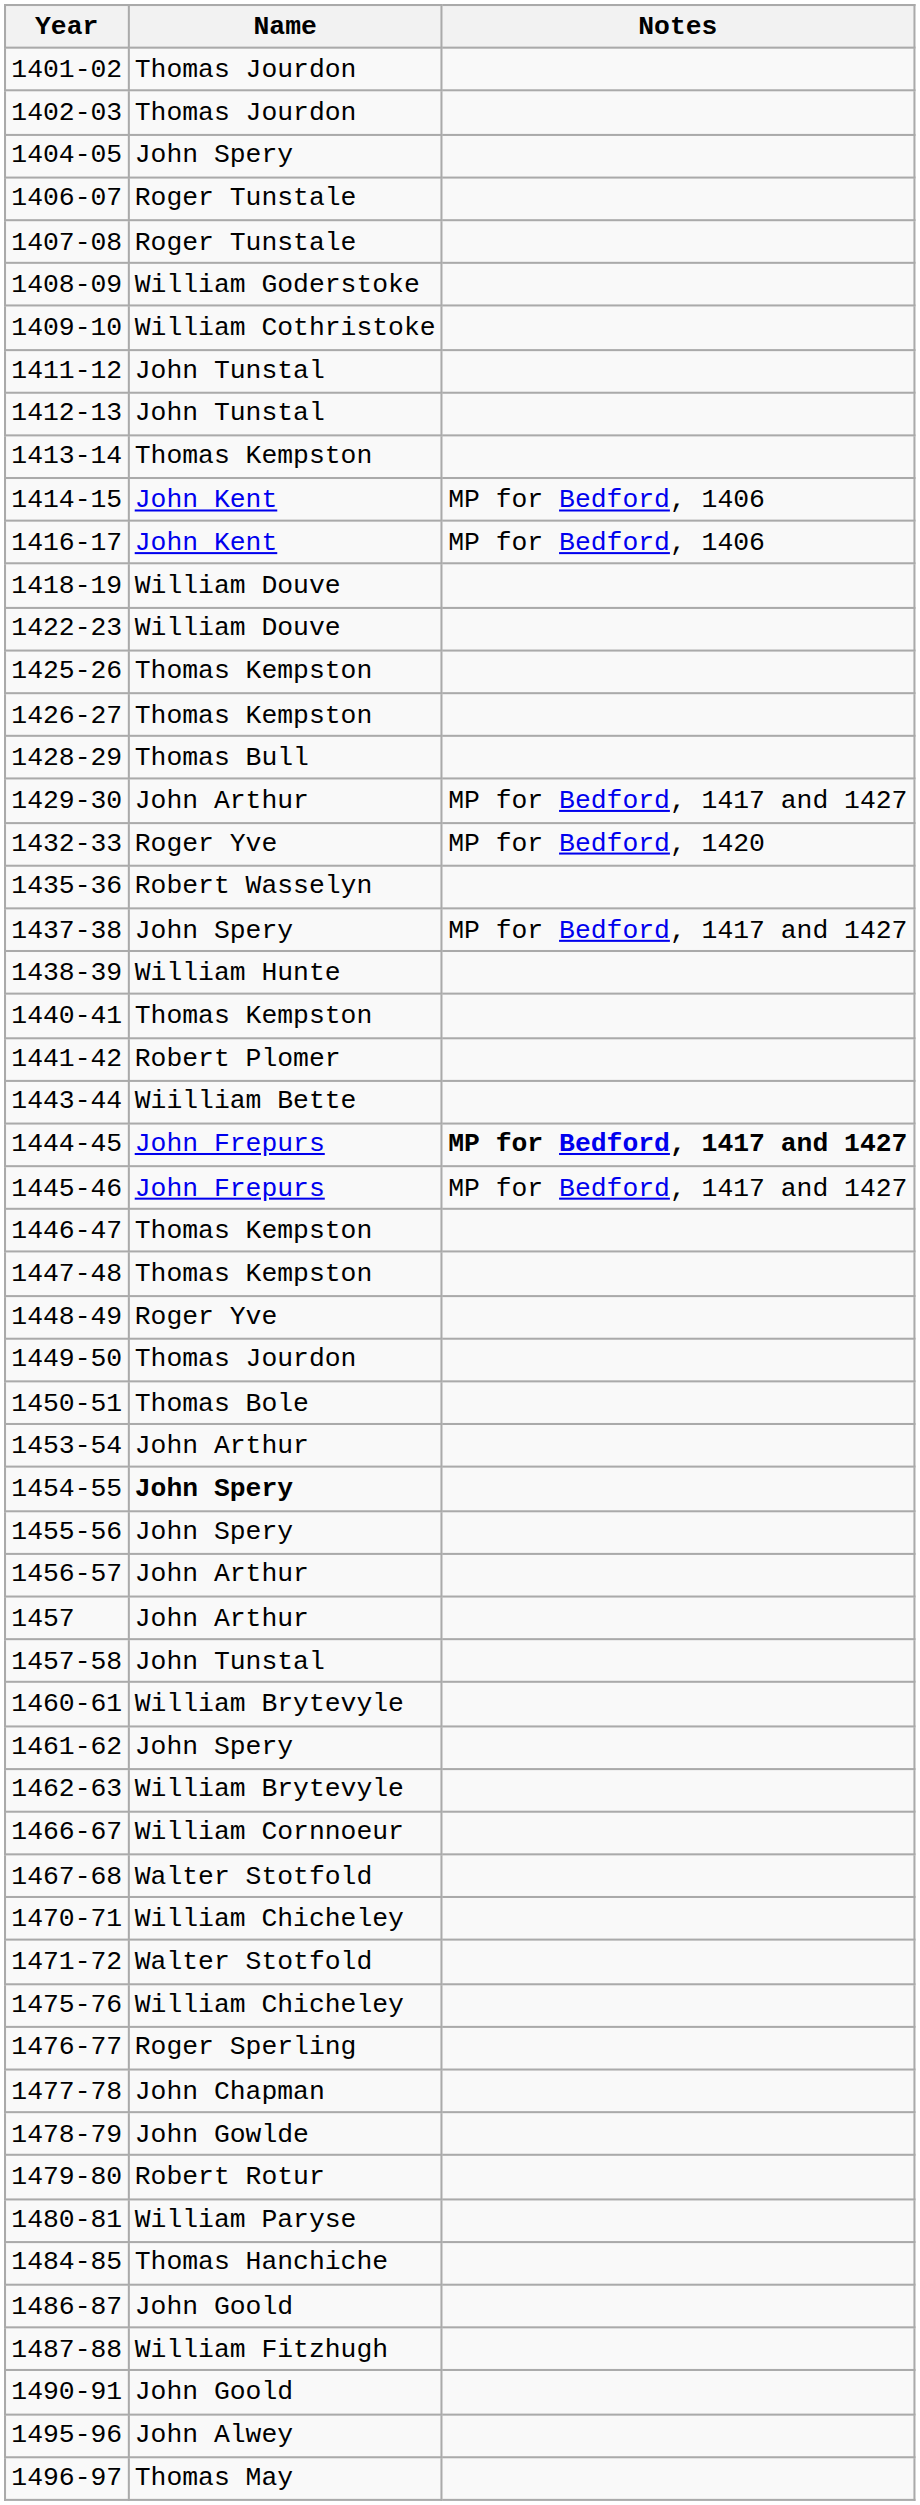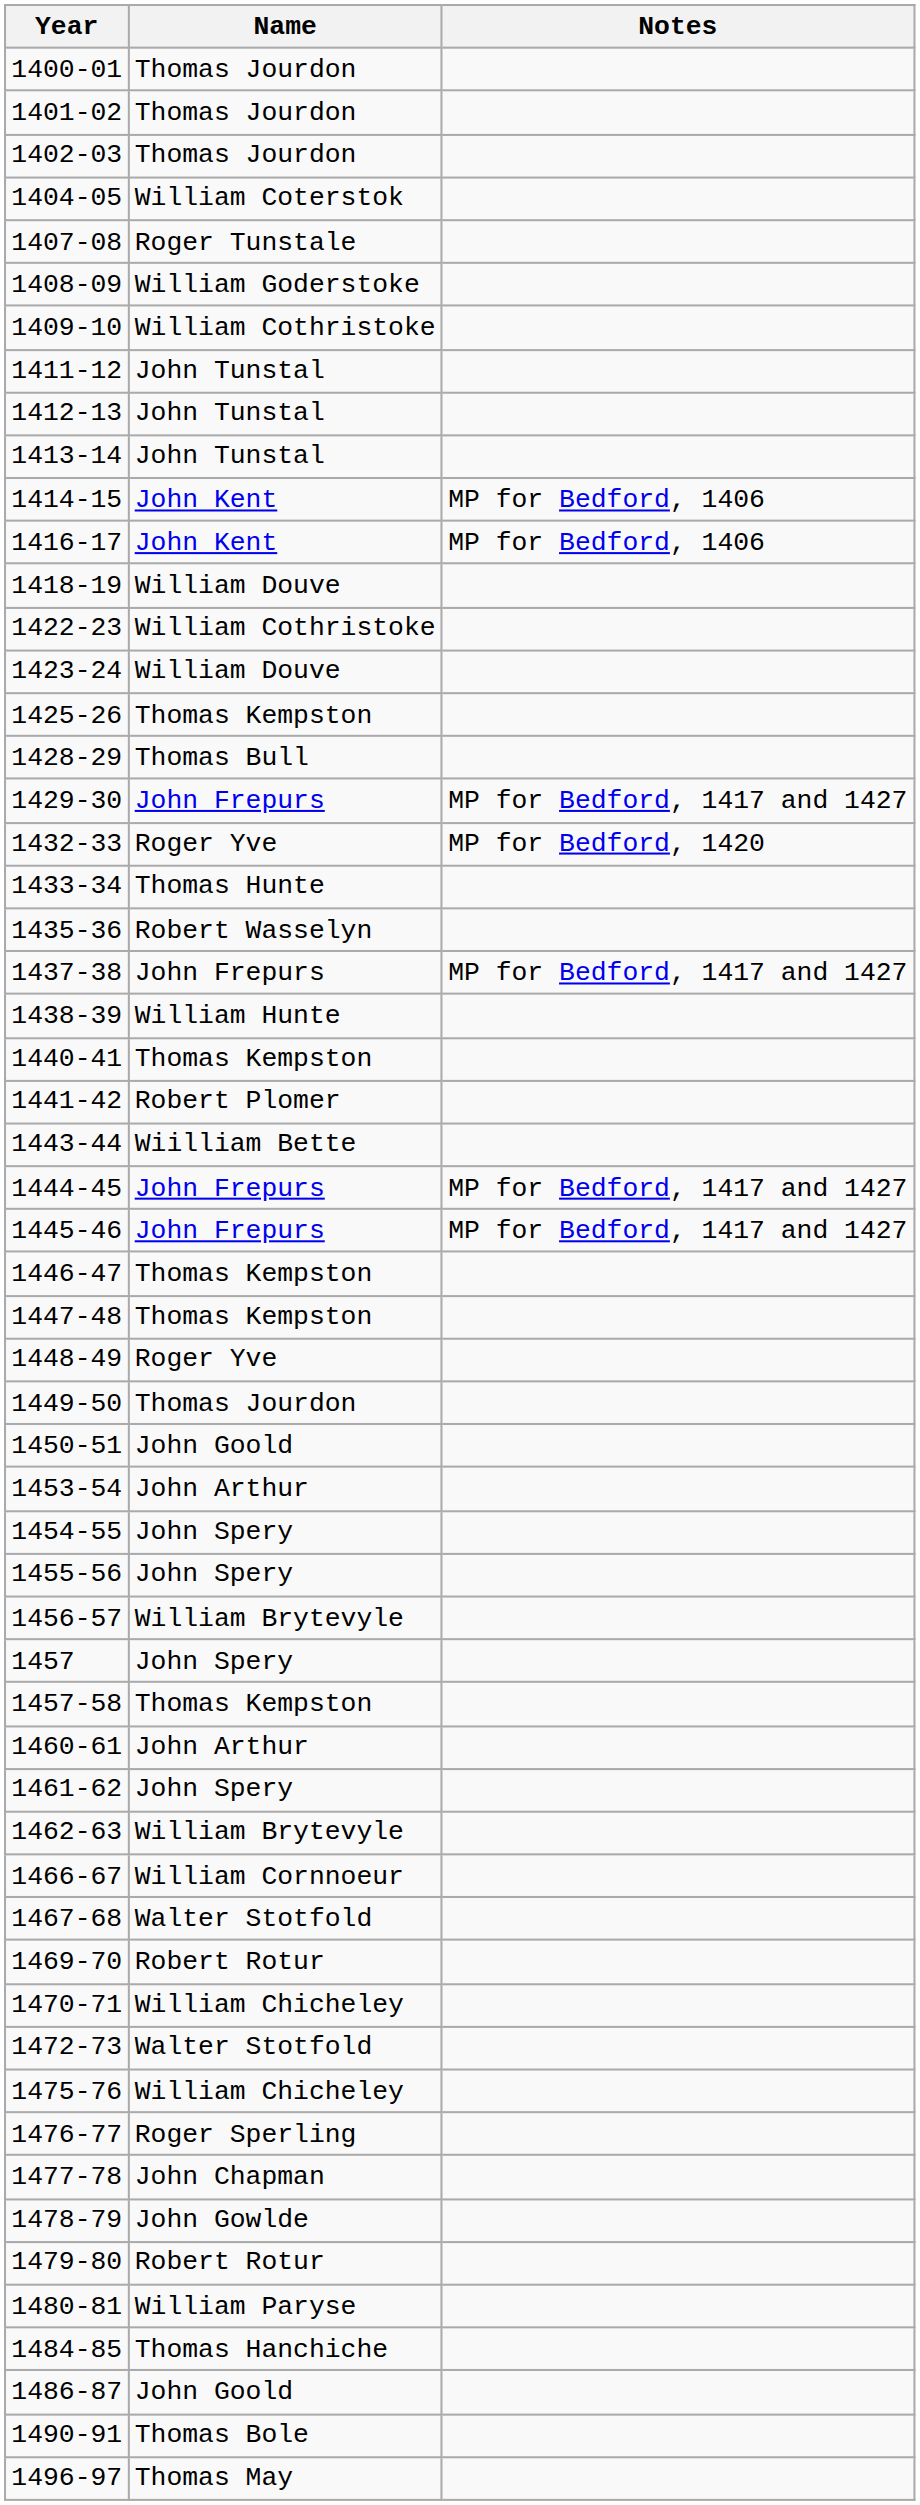+ row: (67, 70)
(214, 156) John Spery -> (269, 199) William Coterstok
- row: (67, 199)
(253, 457) Thomas Kempston -> (230, 457) John Tunstal
(238, 629) William Douve -> (285, 629) William Cothristoke
+ row: (67, 672)
- row: (67, 715)
(222, 801) John Arthur -> (230, 801) John Frepurs
+ row: (67, 887)
(214, 930) John Spery -> (230, 973) John Frepurs
(678, 1145) bold -> (678, 1188) normal
(222, 1403) Thomas Bole -> (214, 1446) John Goold
(214, 1489) bold -> (214, 1532) normal
(222, 1575) John Arthur -> (269, 1618) William Brytevyle
(222, 1618) John Arthur -> (214, 1661) John Spery
(230, 1661) John Tunstal -> (253, 1704) Thomas Kempston
(269, 1704) William Brytevyle -> (222, 1747) John Arthur
+ row: (67, 1962)
- row: (67, 1962)
+ row: (67, 2048)
- row: (67, 2349)
(214, 2392) John Goold -> (222, 2435) Thomas Bole
- row: (67, 2435)
